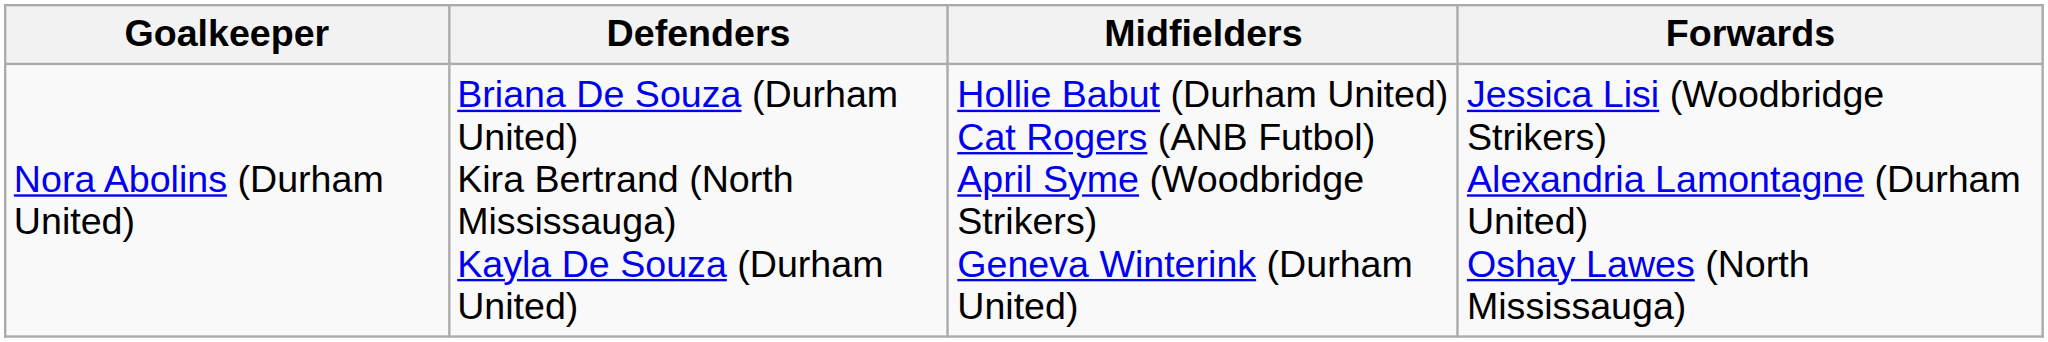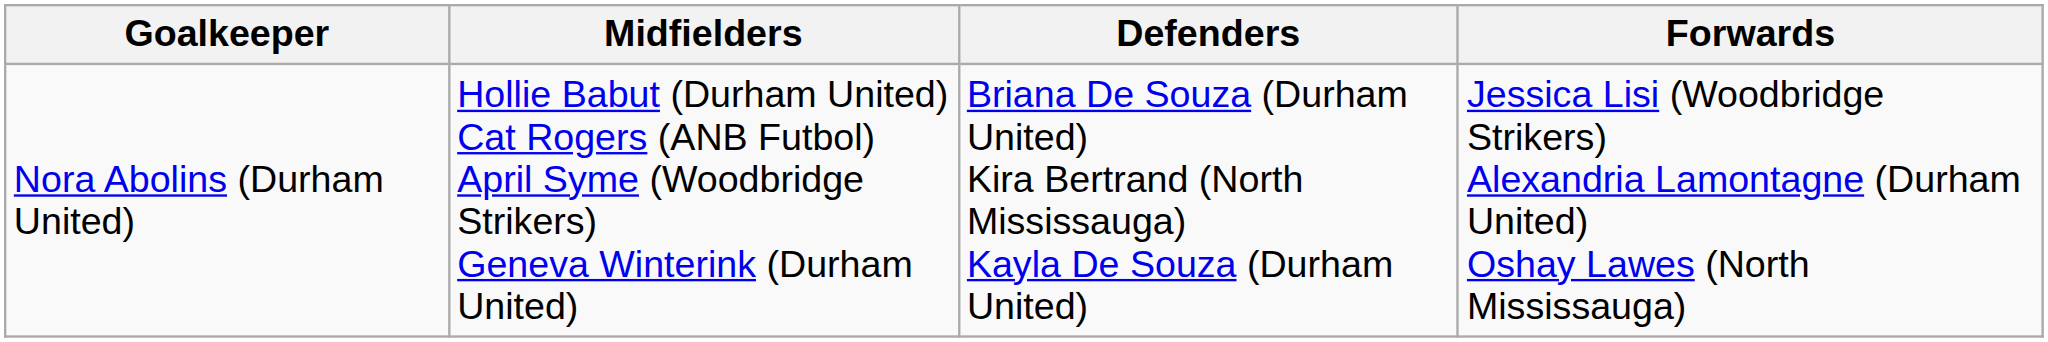columns swapped: (699, 34) <-> (1203, 34)
